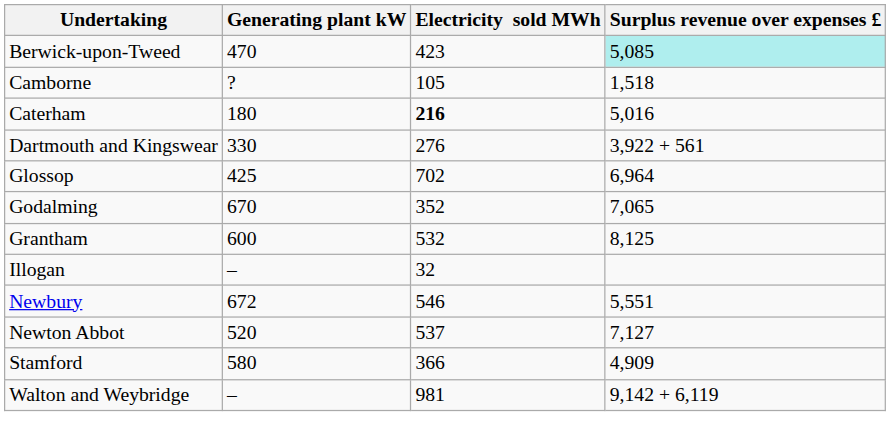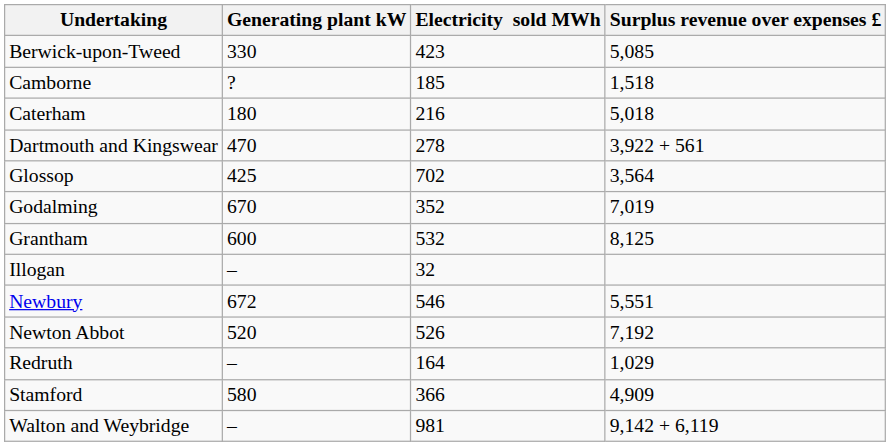(242, 51) 470 -> (242, 51) 330
(632, 51) paleturquoise background -> (632, 51) no background
(430, 82) 105 -> (430, 82) 185
(430, 113) bold -> (430, 113) normal
(632, 113) 5,016 -> (632, 113) 5,018
(242, 144) 330 -> (242, 144) 470
(430, 144) 276 -> (430, 144) 278
(632, 176) 6,964 -> (632, 176) 3,564
(632, 207) 7,065 -> (632, 207) 7,019
(430, 332) 537 -> (430, 332) 526
(632, 332) 7,127 -> (632, 332) 7,192
+ row: (41, 363)
